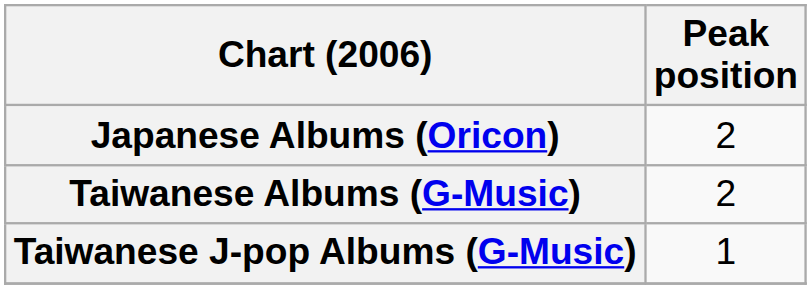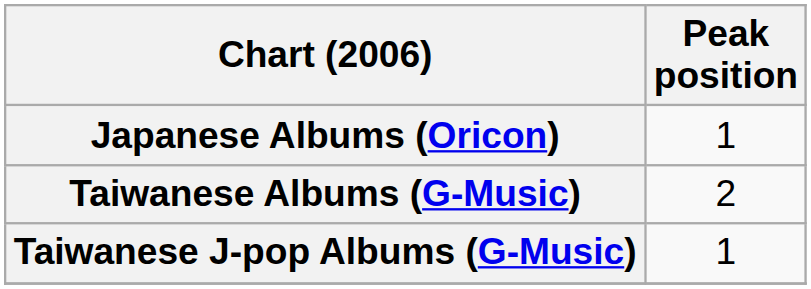(726, 134) 2 -> (726, 134) 1
